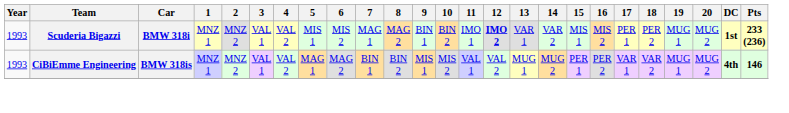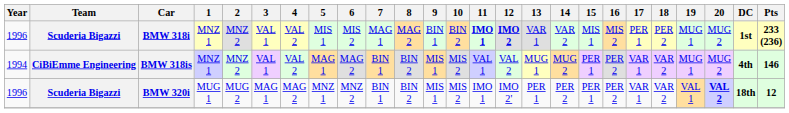(17, 35) 1993 -> (17, 35) 1996
(471, 35) normal -> (482, 35) bold
(17, 64) 1993 -> (17, 64) 1994
+ row: (166, 92)
